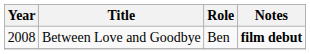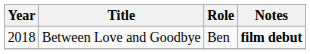(22, 37) 2008 -> (22, 37) 2018
